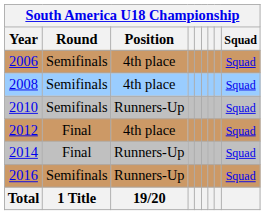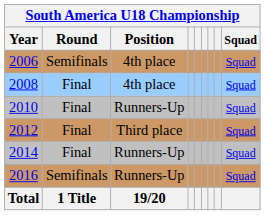(77, 84) Semifinals -> (77, 84) Final
(77, 107) Semifinals -> (77, 107) Final
(149, 130) 4th place -> (149, 130) Third place
